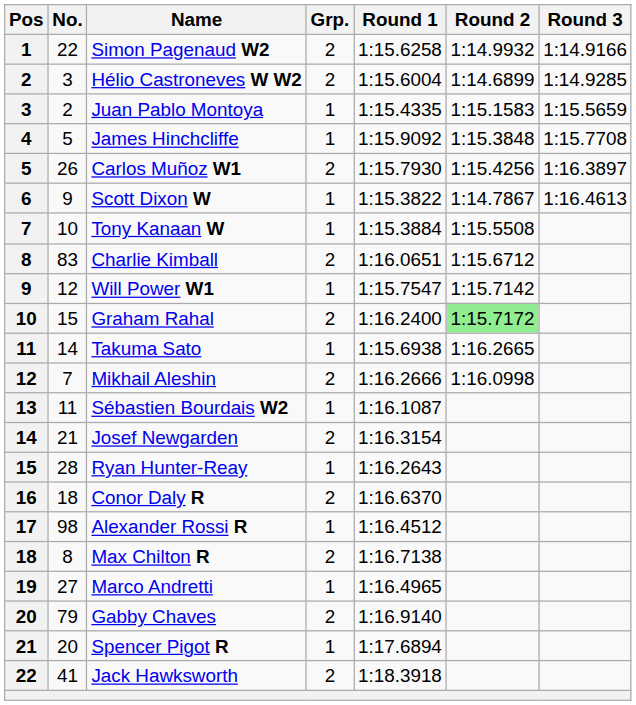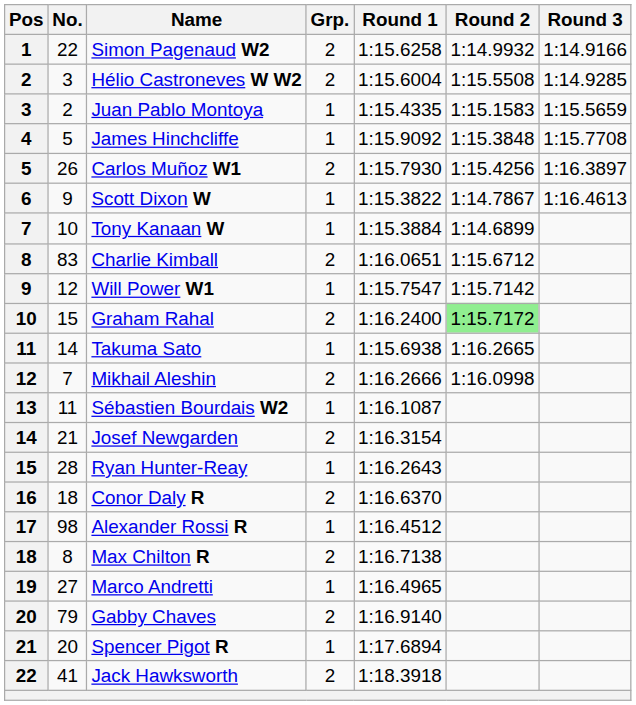(493, 79) 1:14.6899 -> (493, 79) 1:15.5508
(493, 229) 1:15.5508 -> (493, 229) 1:14.6899
